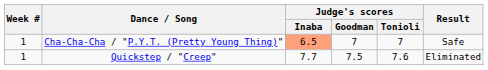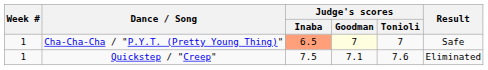(354, 42) no background -> (354, 42) lightyellow background
(308, 57) 7.7 -> (308, 57) 7.5
(354, 57) 7.5 -> (354, 57) 7.1
